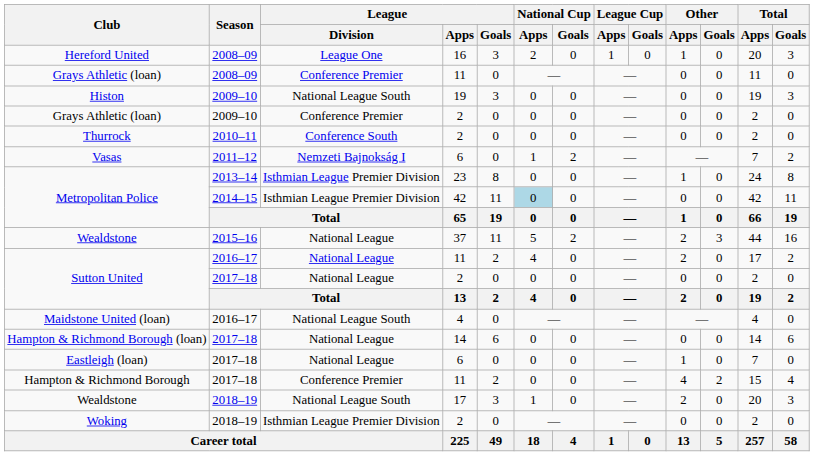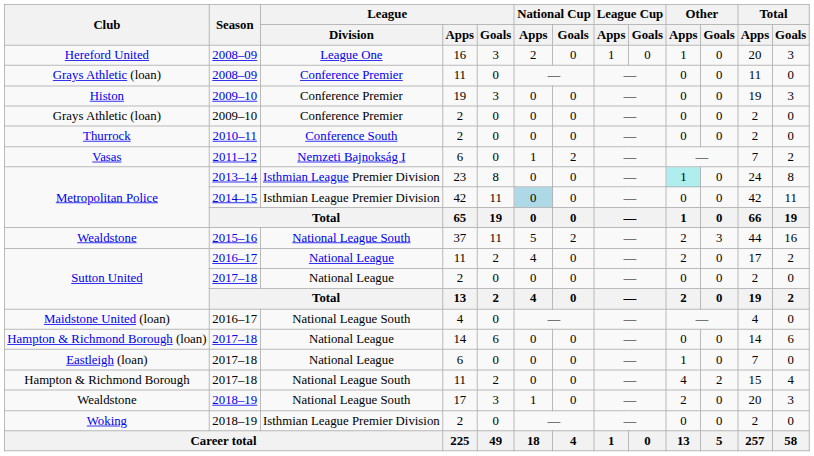(351, 95) National League South -> (351, 95) Conference Premier
(683, 177) no background -> (683, 177) paleturquoise background
(351, 237) National League -> (351, 237) National League South
(351, 380) Conference Premier -> (351, 380) National League South
